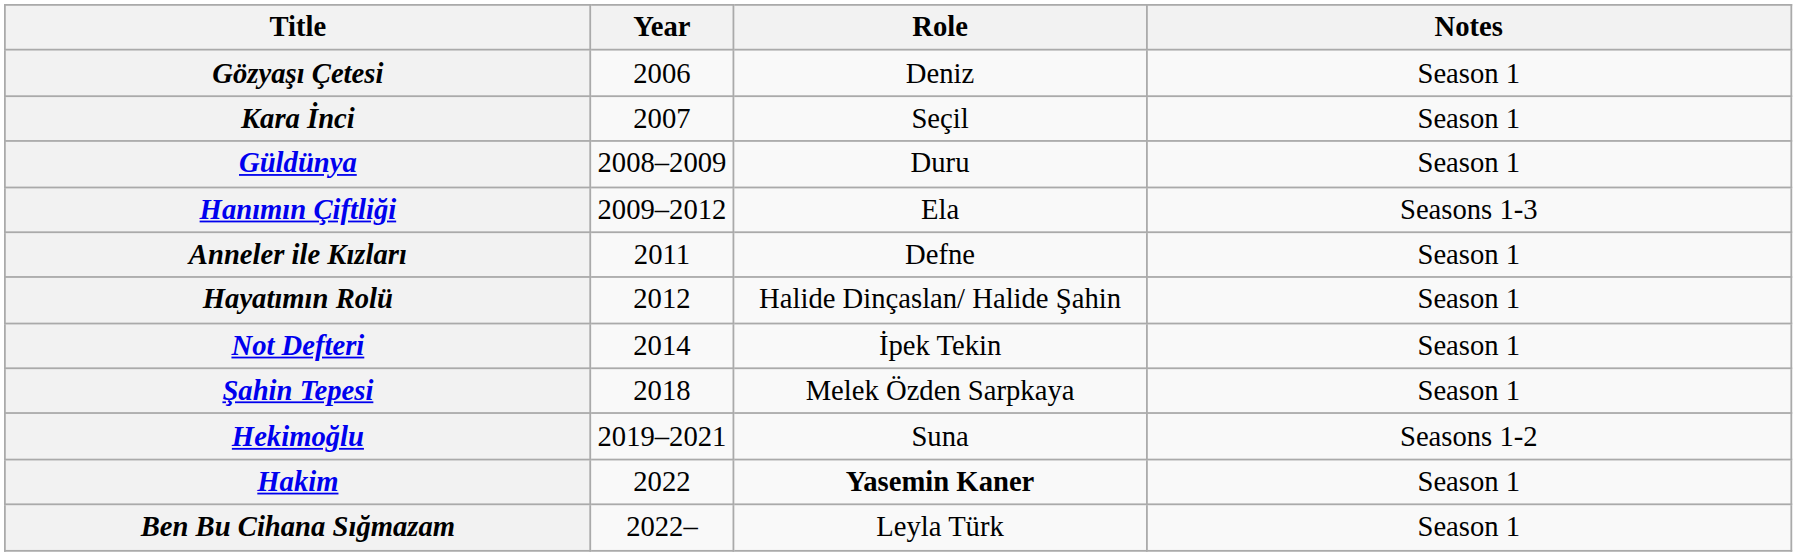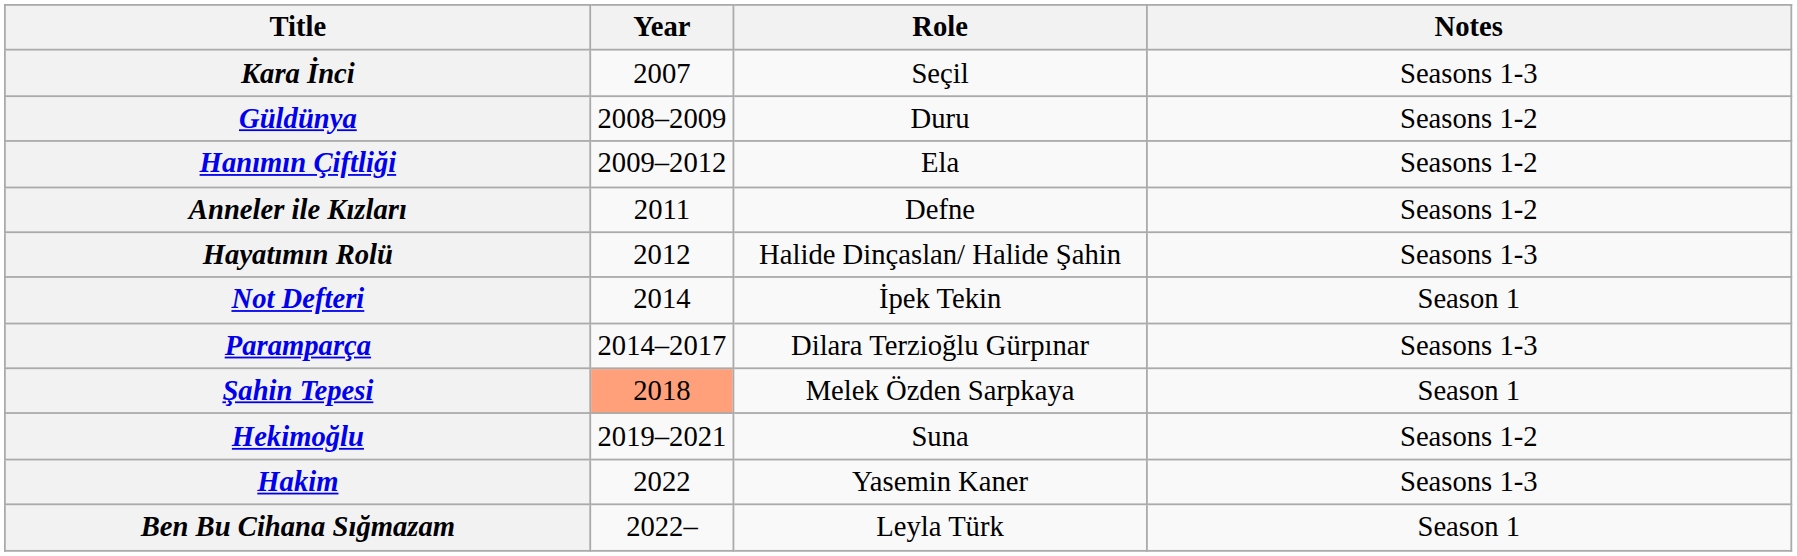- row: (298, 72)
(1469, 118) Season 1 -> (1469, 72) Seasons 1-3
(1469, 163) Season 1 -> (1469, 118) Seasons 1-2
(1469, 208) Seasons 1-3 -> (1469, 163) Seasons 1-2
(1469, 254) Season 1 -> (1469, 208) Seasons 1-2
(1469, 299) Season 1 -> (1469, 254) Seasons 1-3
+ row: (298, 345)
(662, 390) no background -> (662, 390) lightsalmon background
(940, 481) bold -> (940, 481) normal
(1469, 481) Season 1 -> (1469, 481) Seasons 1-3
